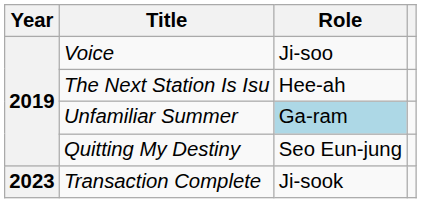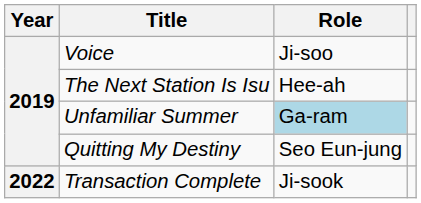(32, 181) 2023 -> (32, 181) 2022
